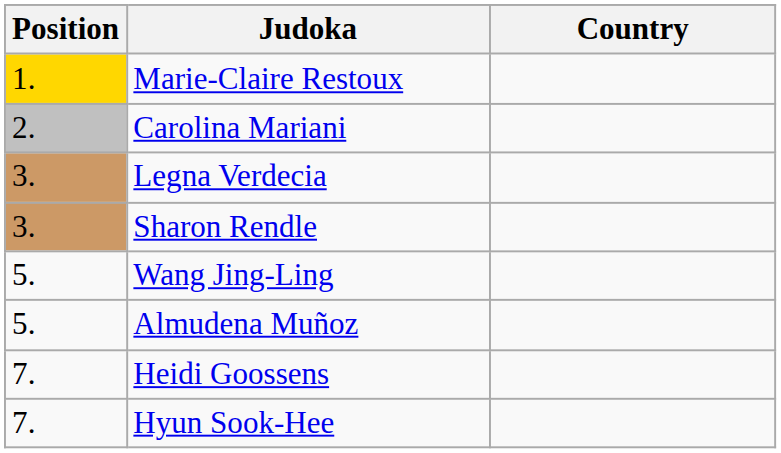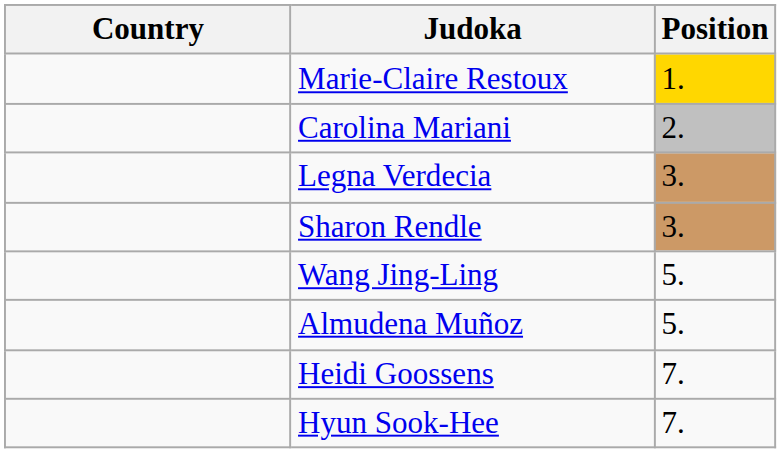columns swapped: (66, 29) <-> (633, 29)
